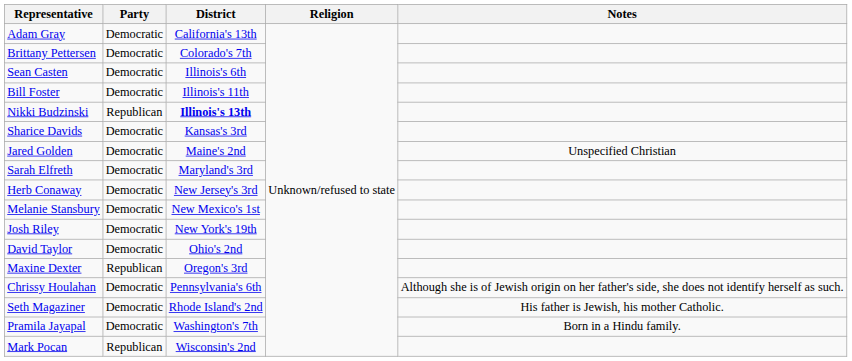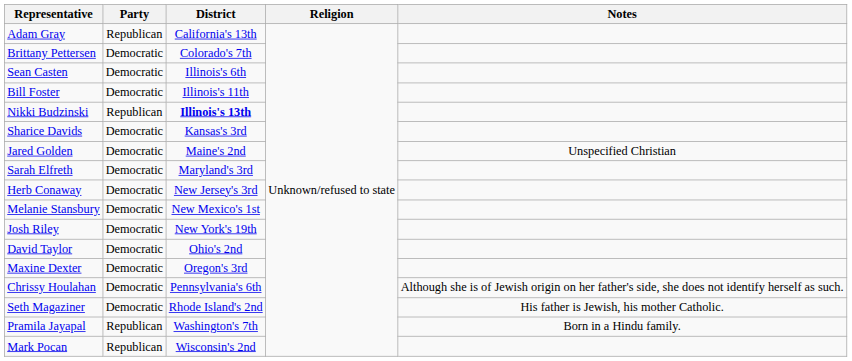(134, 33) Democratic -> (134, 33) Republican
(134, 268) Republican -> (134, 268) Democratic
(134, 326) Democratic -> (134, 326) Republican
